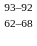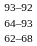+ row: (18, 23)
